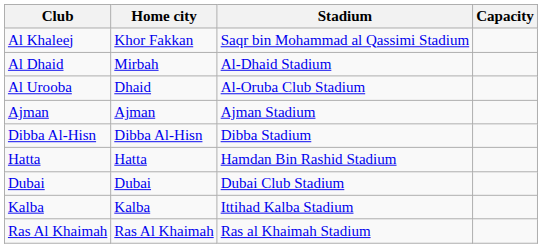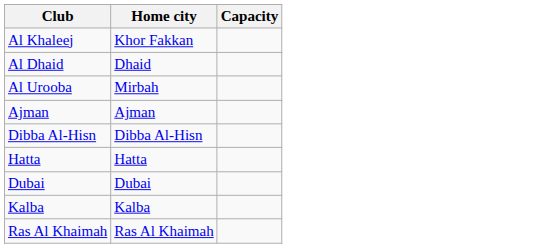- column: (345, 16)
(136, 64) Mirbah -> (133, 64) Dhaid
(133, 87) Dhaid -> (136, 87) Mirbah
